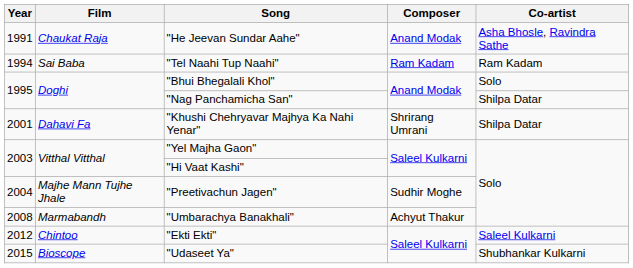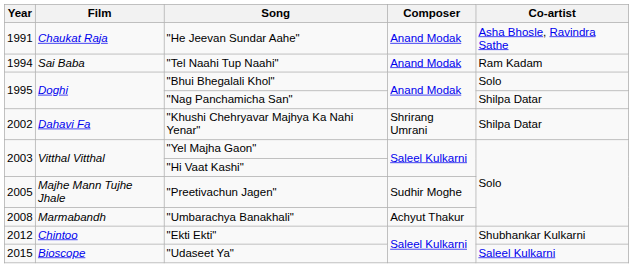(422, 63) Ram Kadam -> (426, 63) Anand Modak
(20, 124) 2001 -> (20, 124) 2002
(20, 192) 2004 -> (20, 192) 2005
(517, 235) Saleel Kulkarni -> (532, 235) Shubhankar Kulkarni
(532, 253) Shubhankar Kulkarni -> (517, 253) Saleel Kulkarni
